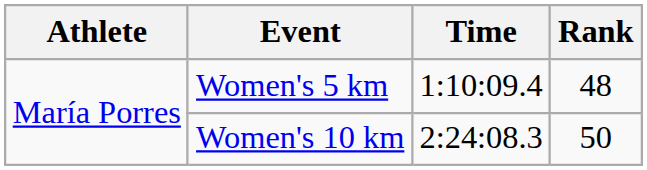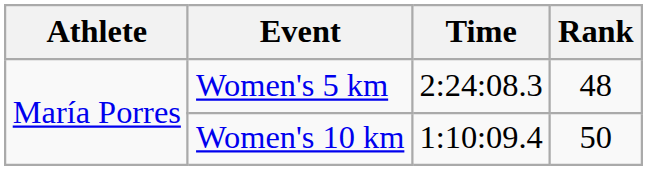(481, 85) 1:10:09.4 -> (481, 85) 2:24:08.3
(481, 138) 2:24:08.3 -> (481, 138) 1:10:09.4
